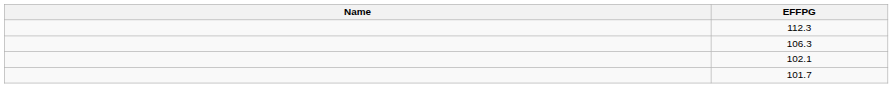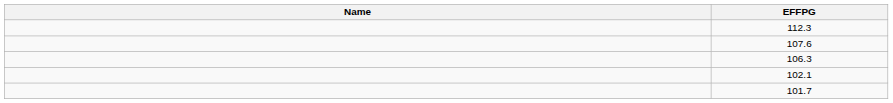+ row: (799, 43)
